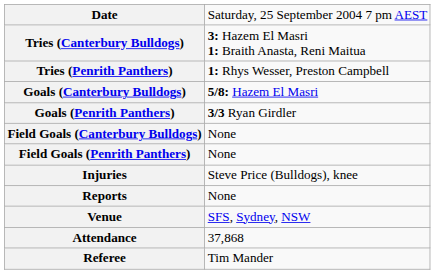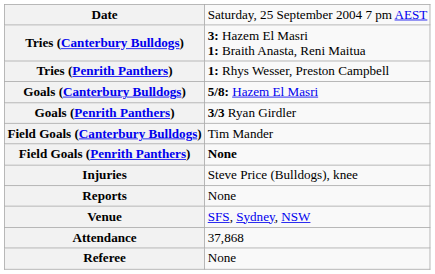(222, 133) None -> (240, 133) Tim Mander
(222, 154) normal -> (222, 154) bold
(240, 258) Tim Mander -> (222, 258) None
